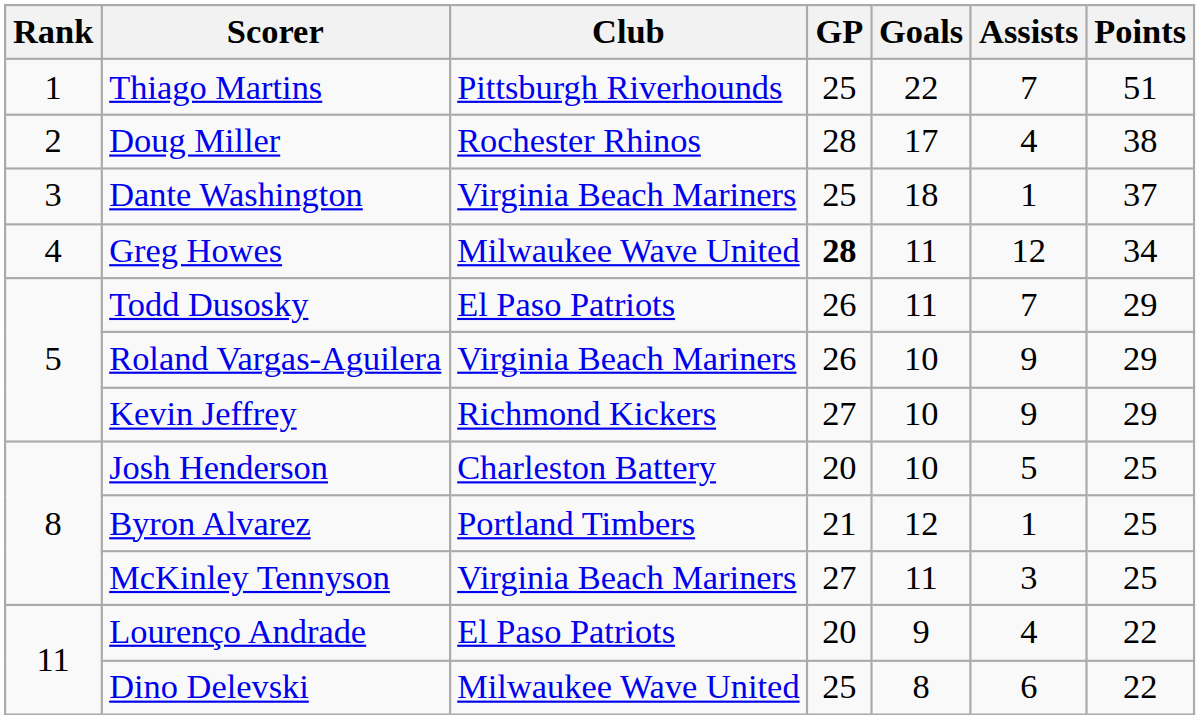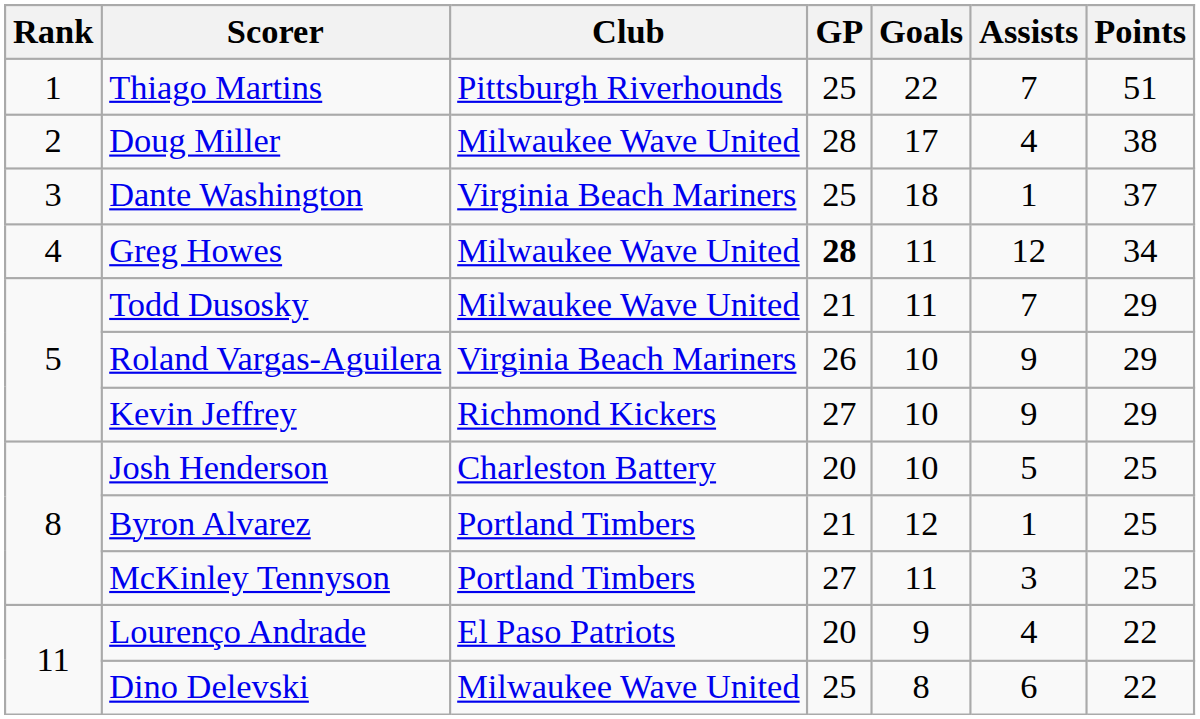(579, 140) Rochester Rhinos -> (628, 140) Milwaukee Wave United
(566, 304) El Paso Patriots -> (628, 304) Milwaukee Wave United
(839, 304) 26 -> (839, 304) 21
(627, 577) Virginia Beach Mariners -> (576, 577) Portland Timbers
